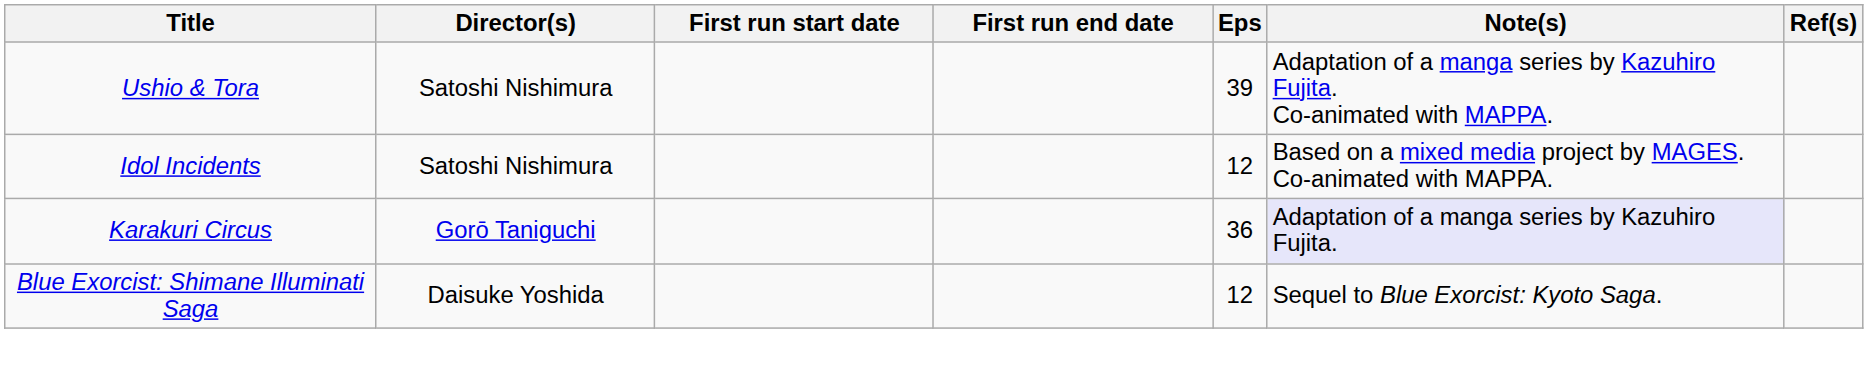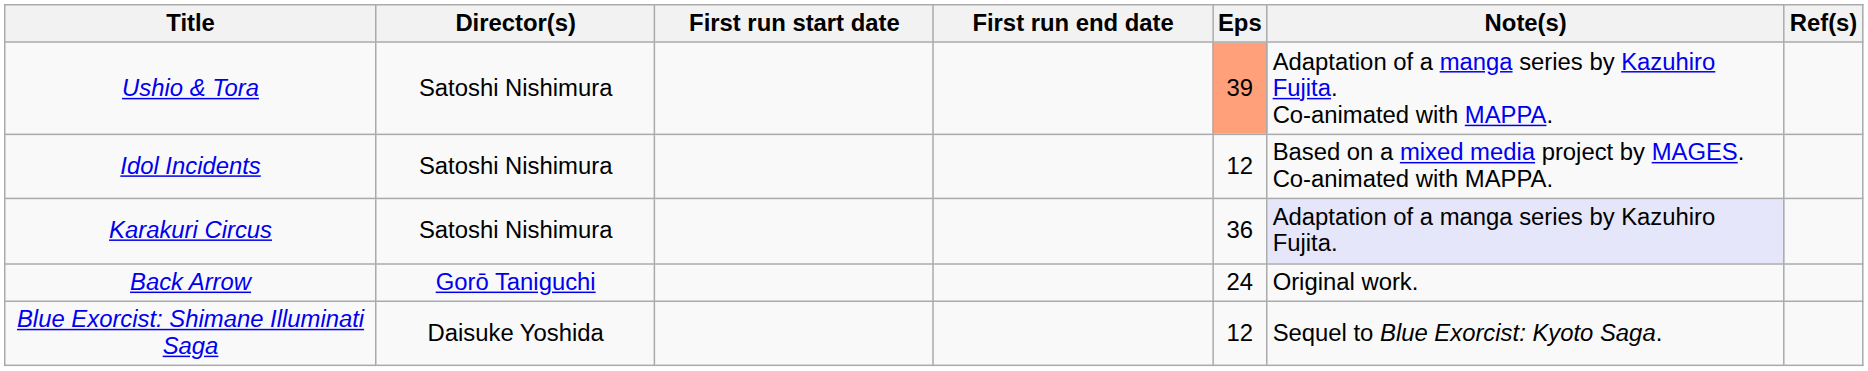(1240, 88) no background -> (1240, 88) lightsalmon background
(516, 230) Gorō Taniguchi -> (516, 230) Satoshi Nishimura
+ row: (191, 281)
